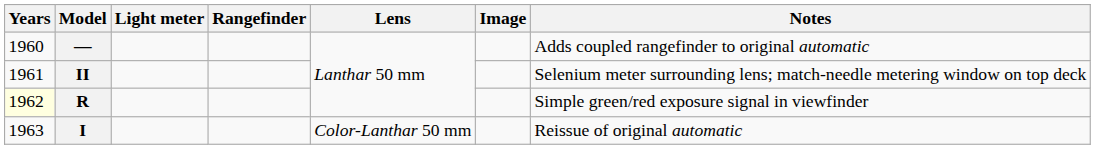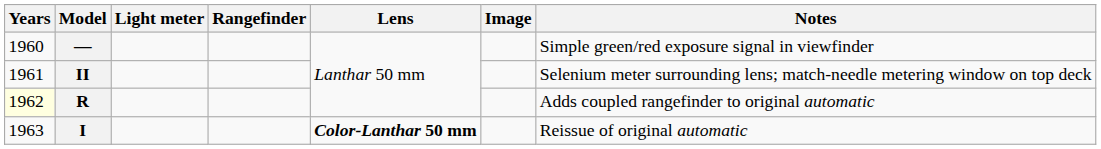(702, 46) Adds coupled rangefinder to original automatic -> (707, 46) Simple green/red exposure signal in viewfinder
(701, 102) Simple green/red exposure signal in viewfinder -> (707, 102) Adds coupled rangefinder to original automatic
(393, 130) normal -> (395, 130) bold
